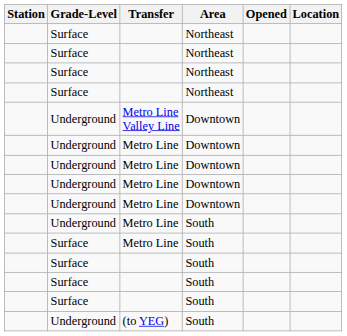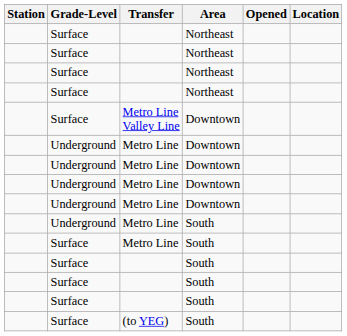(83, 118) Underground -> (69, 118) Surface
(83, 321) Underground -> (69, 321) Surface
